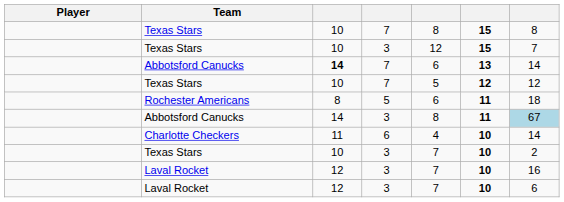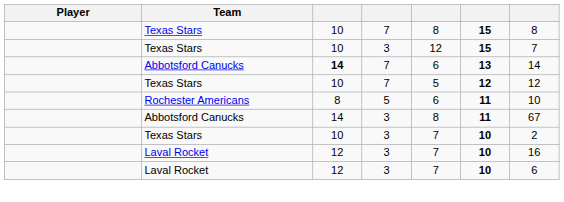(534, 100) 18 -> (534, 100) 10
(534, 118) lightblue background -> (534, 118) no background
- row: (192, 135)
